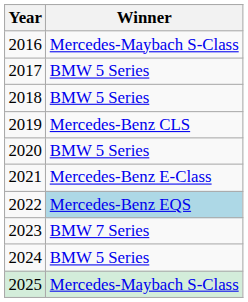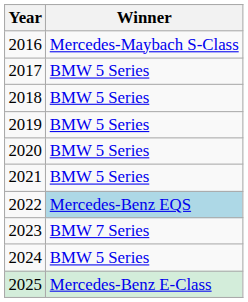(120, 124) Mercedes-Benz CLS -> (100, 124) BMW 5 Series
(131, 177) Mercedes-Benz E-Class -> (100, 177) BMW 5 Series
(144, 284) Mercedes-Maybach S-Class -> (131, 284) Mercedes-Benz E-Class
